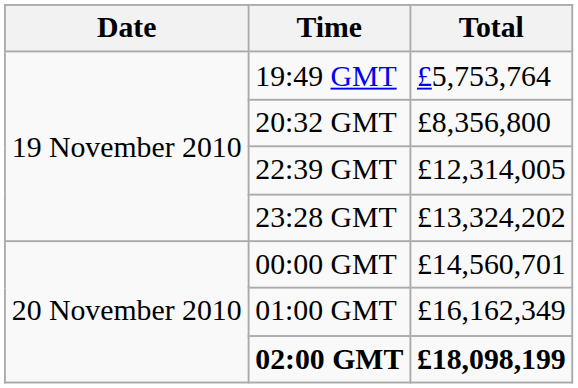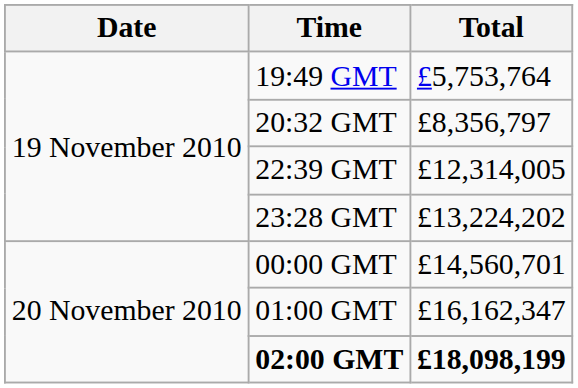(484, 122) £8,356,800 -> (484, 122) £8,356,797
(491, 216) £13,324,202 -> (491, 216) £13,224,202
(491, 311) £16,162,349 -> (491, 311) £16,162,347
